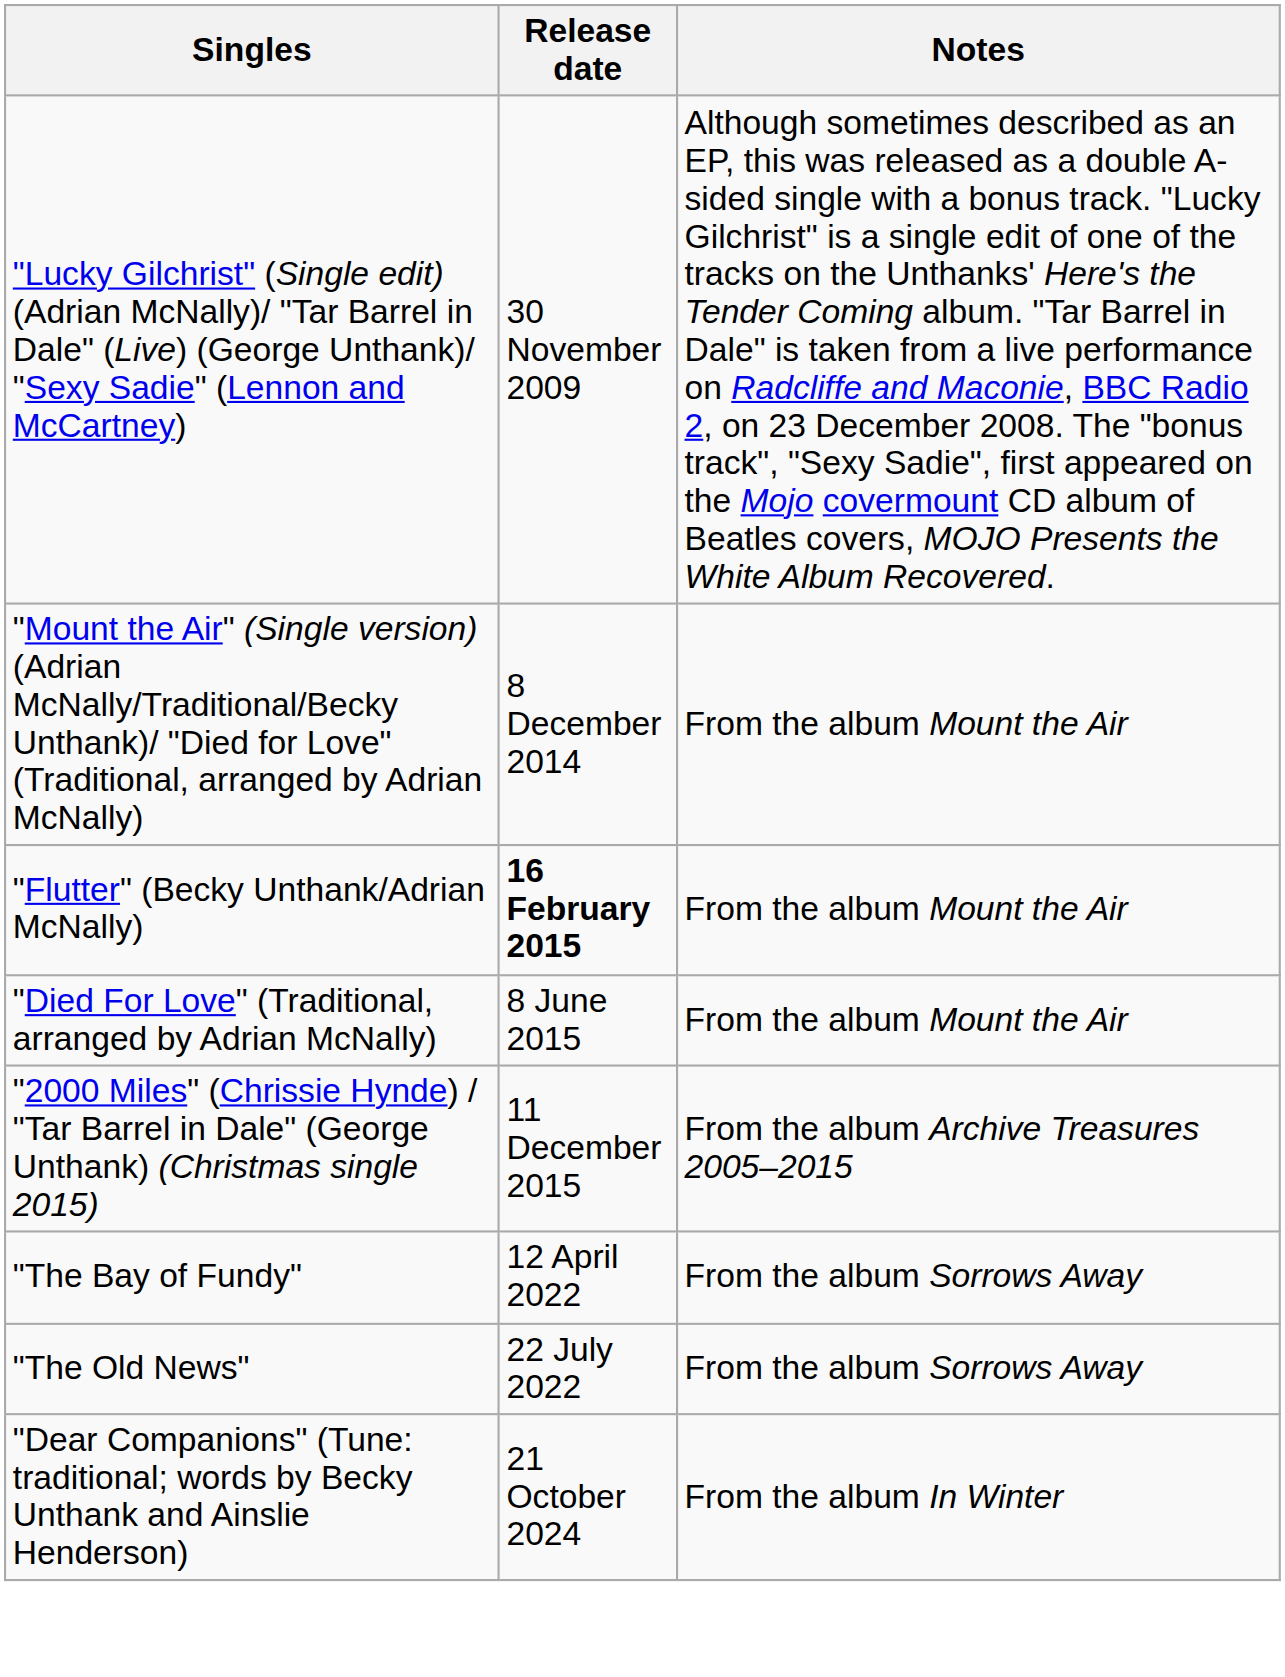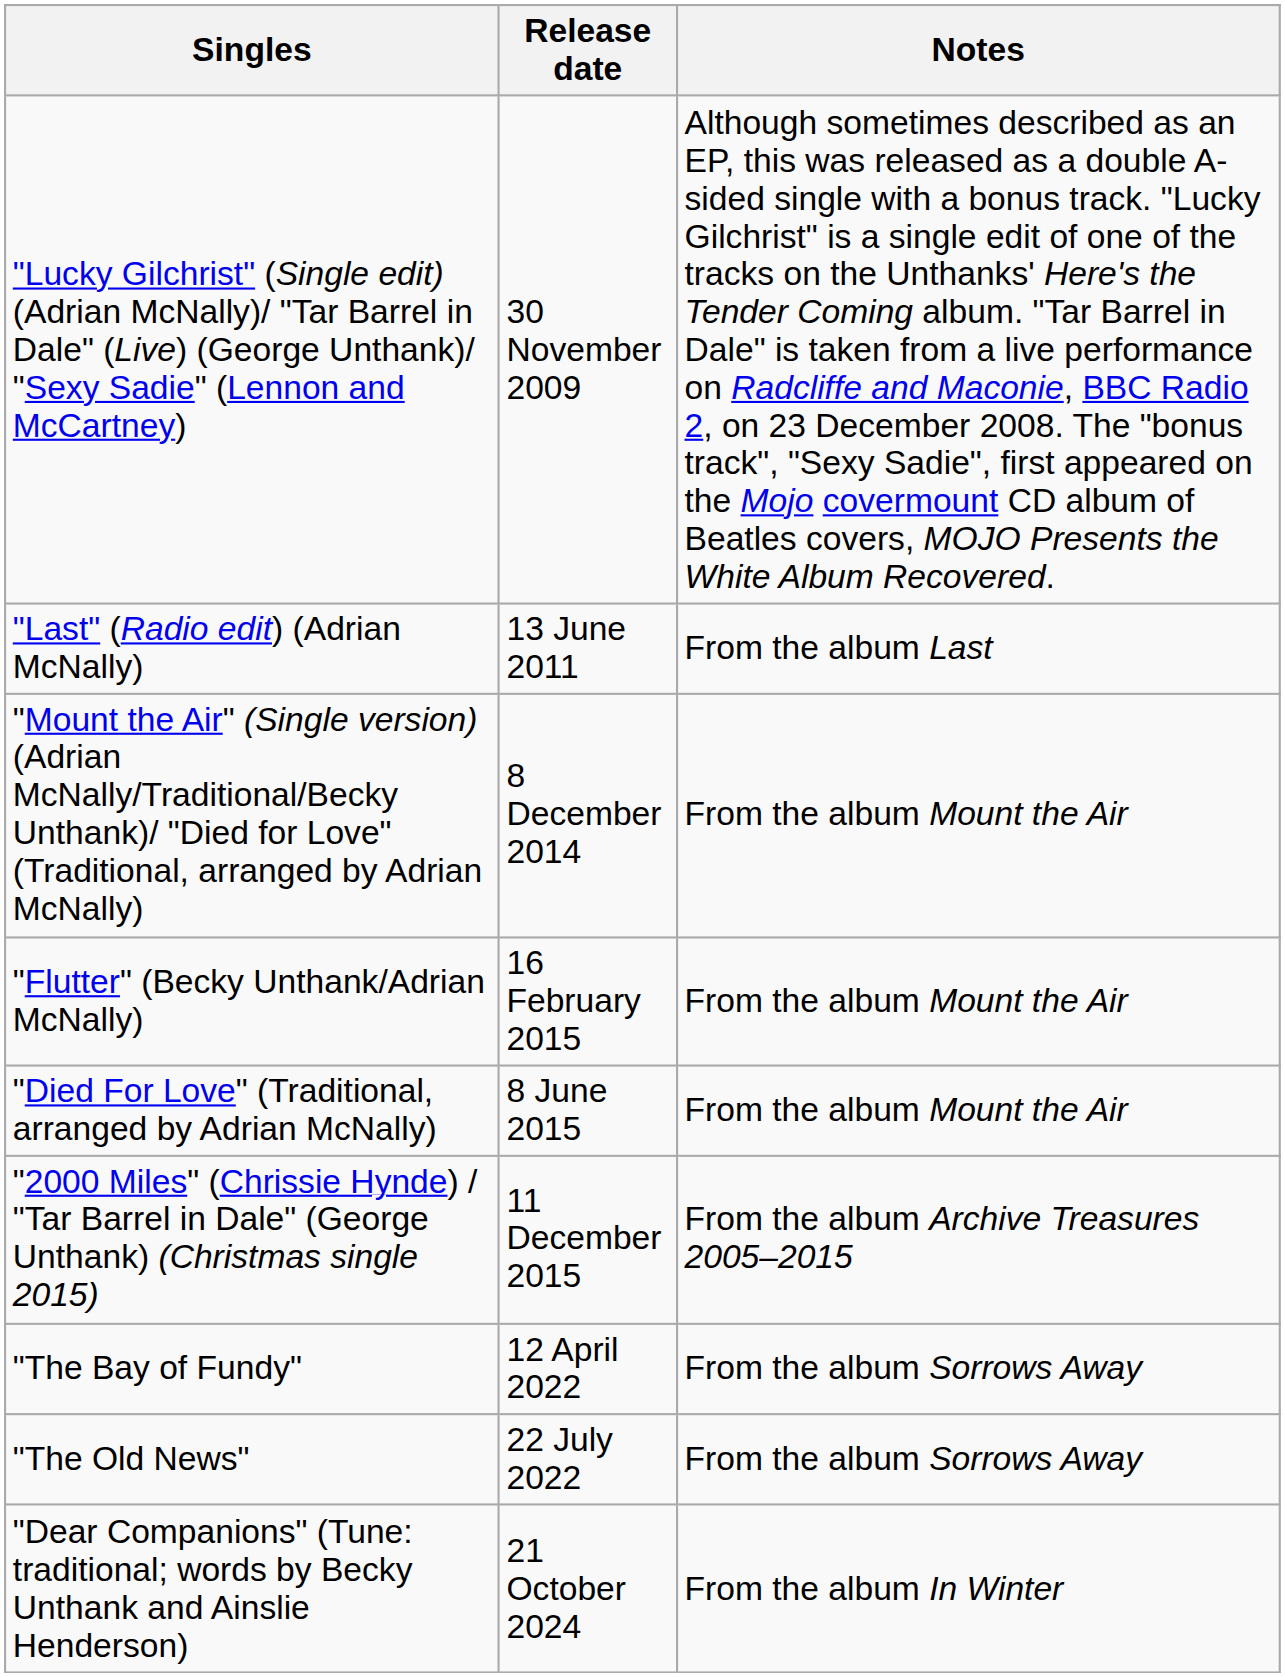+ row: (207, 648)
(578, 909) bold -> (574, 1000) normal
